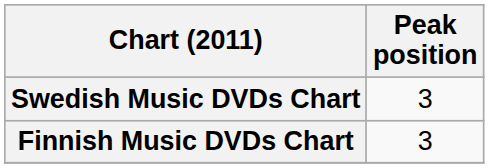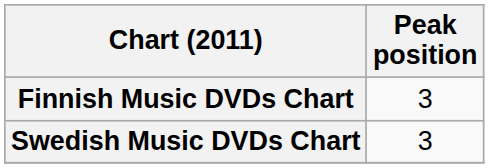rows swapped: (186, 141) <-> (186, 98)
